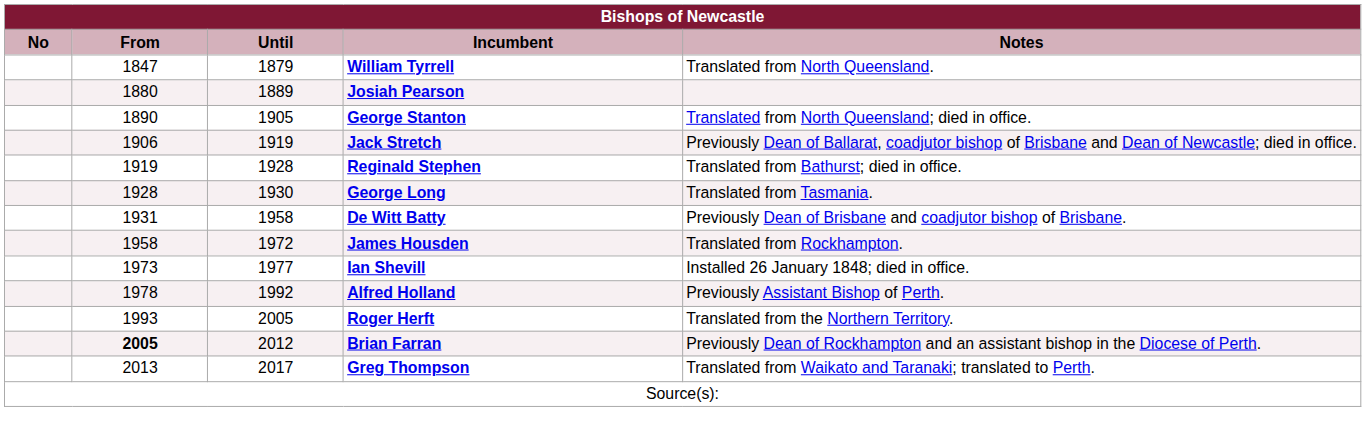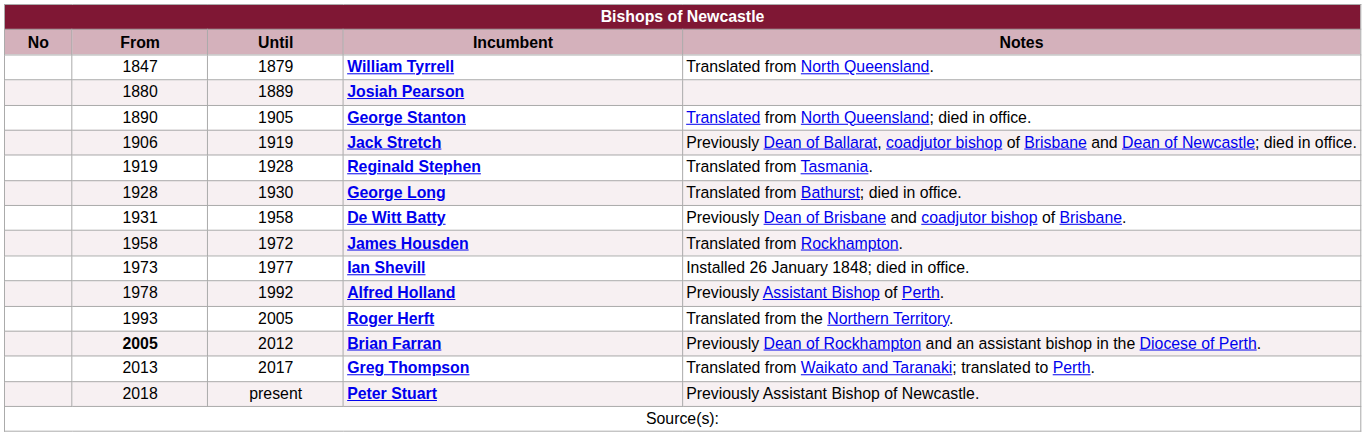(824, 167) Translated from Bathurst; died in office. -> (779, 167) Translated from Tasmania.
(779, 192) Translated from Tasmania. -> (824, 192) Translated from Bathurst; died in office.
+ row: (392, 393)
